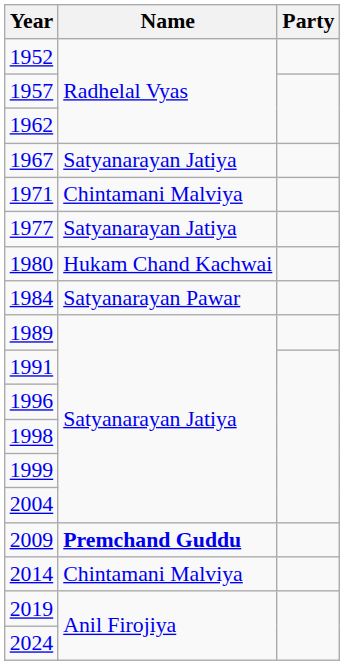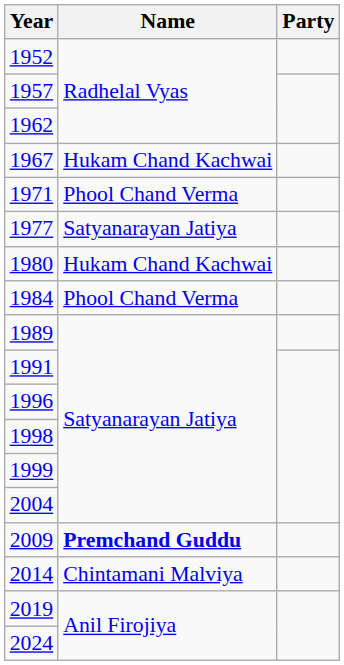(150, 159) Satyanarayan Jatiya -> (168, 159) Hukam Chand Kachwai
(153, 194) Chintamani Malviya -> (151, 194) Phool Chand Verma
(152, 297) Satyanarayan Pawar -> (151, 297) Phool Chand Verma
